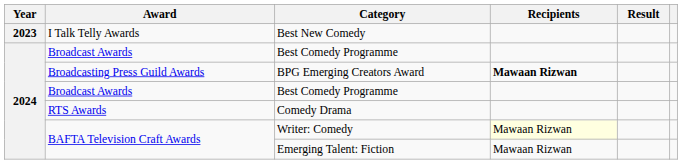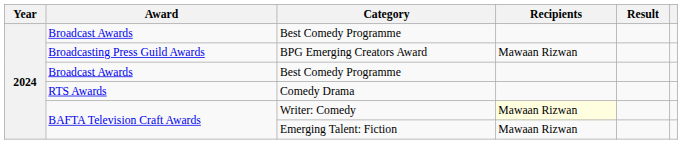- row: (94, 33)
(535, 72) bold -> (538, 52) normal
